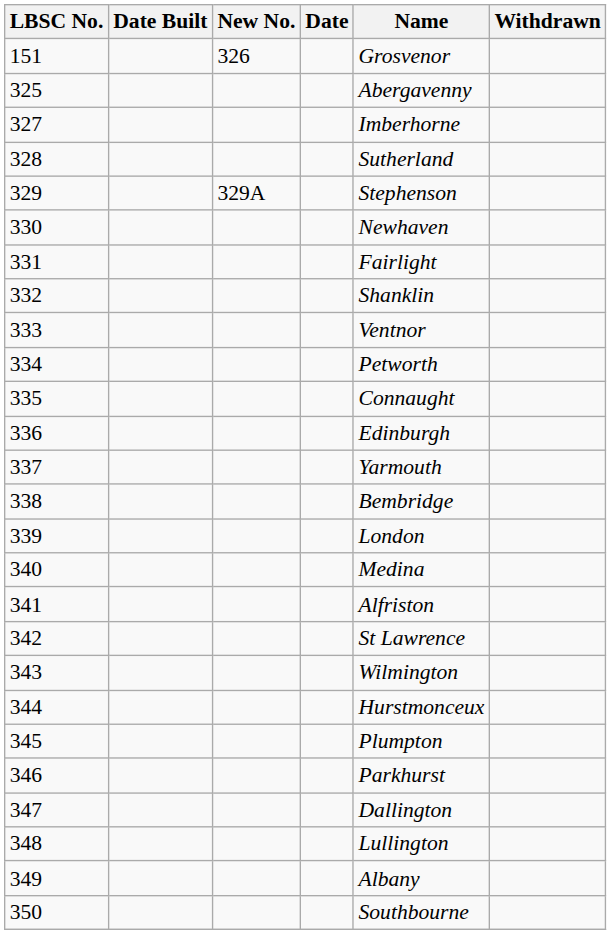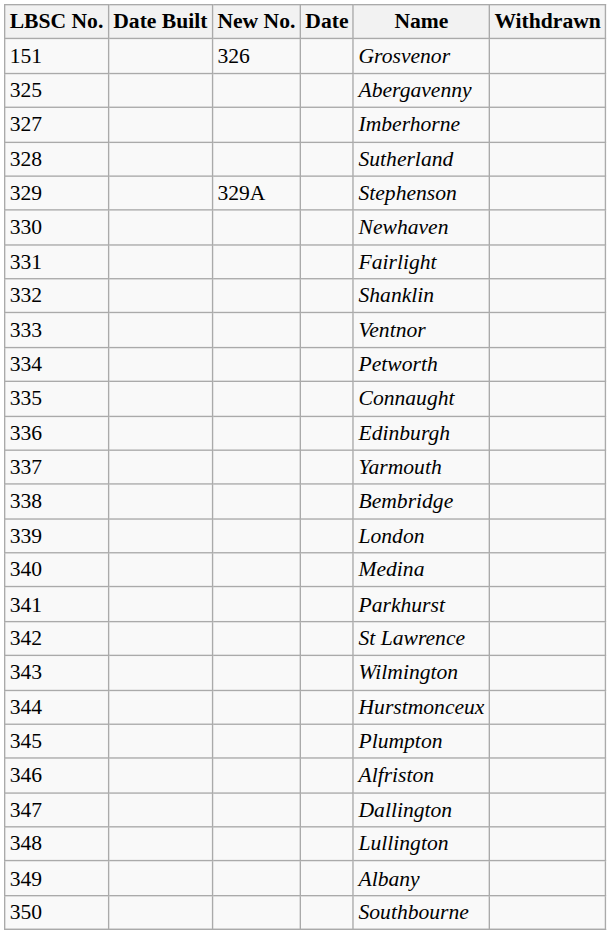(396, 603) Alfriston -> (402, 603) Parkhurst
(402, 775) Parkhurst -> (396, 775) Alfriston
